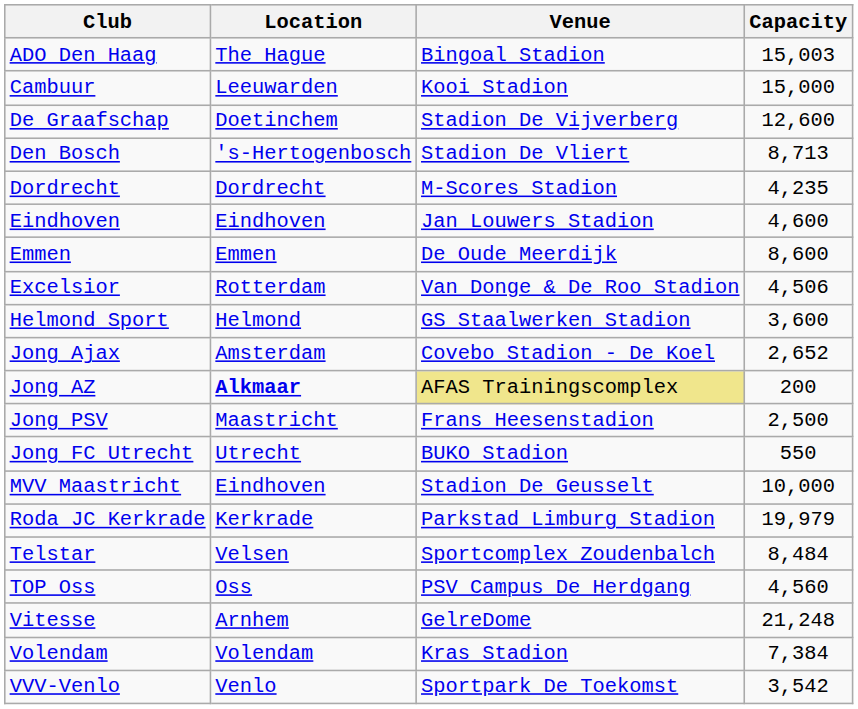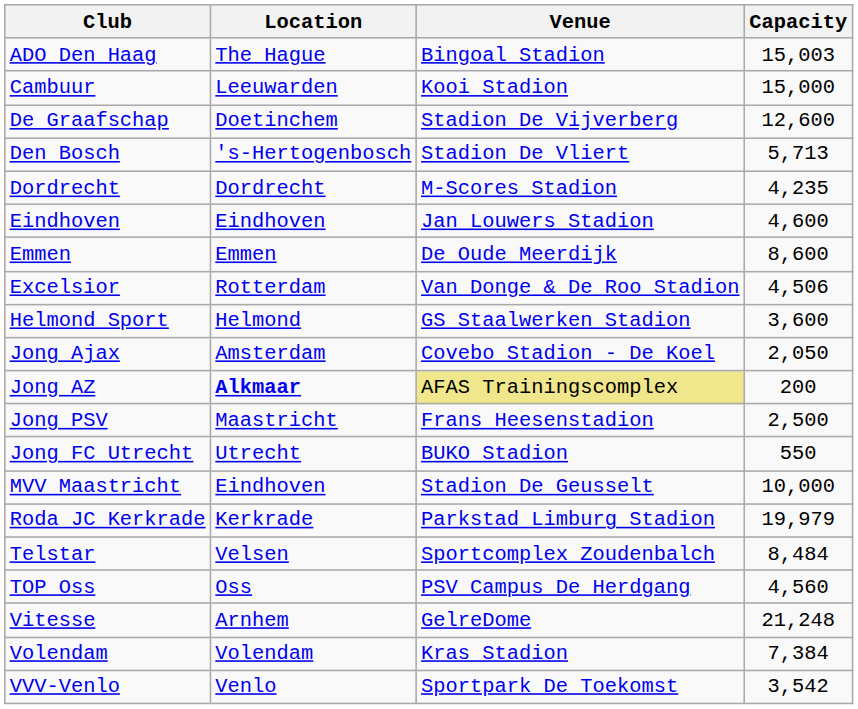(798, 154) 8,713 -> (798, 154) 5,713
(798, 354) 2,652 -> (798, 354) 2,050
